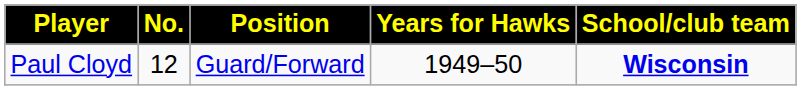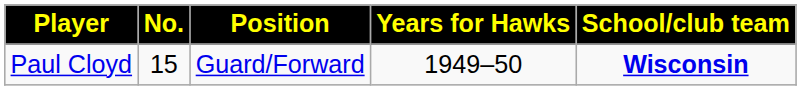(164, 64) 12 -> (164, 64) 15
